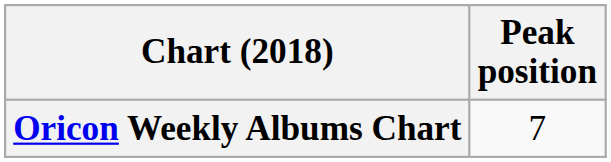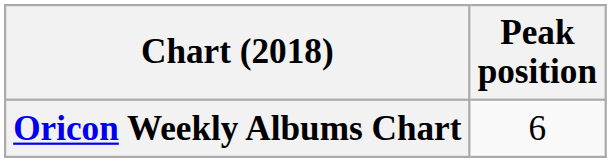(537, 127) 7 -> (537, 127) 6
